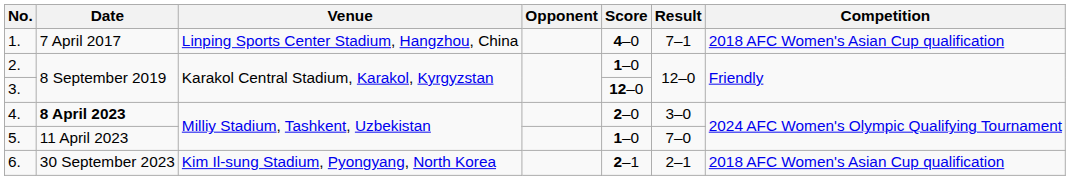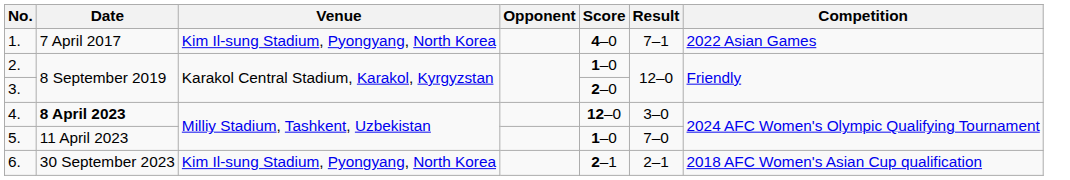(350, 41) Linping Sports Center Stadium, Hangzhou, China -> (339, 41) Kim Il-sung Stadium, Pyongyang, North Korea
(857, 41) 2018 AFC Women's Asian Cup qualification -> (751, 41) 2022 Asian Games
(626, 89) 12–0 -> (604, 89) 2–0
(626, 114) 2–0 -> (604, 114) 12–0
